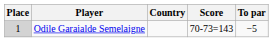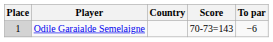(252, 29) −5 -> (252, 29) −6
